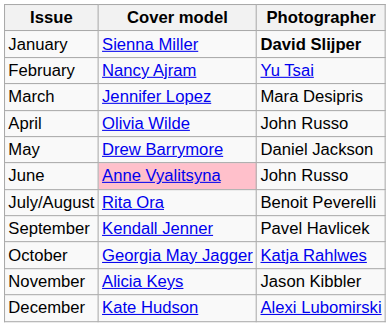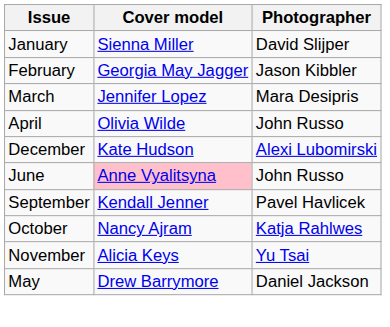(311, 44) bold -> (303, 44) normal
(149, 70) Nancy Ajram -> (173, 70) Georgia May Jagger
(287, 70) Yu Tsai -> (306, 70) Jason Kibbler
rows swapped: (24, 149) <-> (47, 307)
- row: (51, 202)
(177, 255) Georgia May Jagger -> (145, 228) Nancy Ajram
(311, 281) Jason Kibbler -> (283, 255) Yu Tsai
